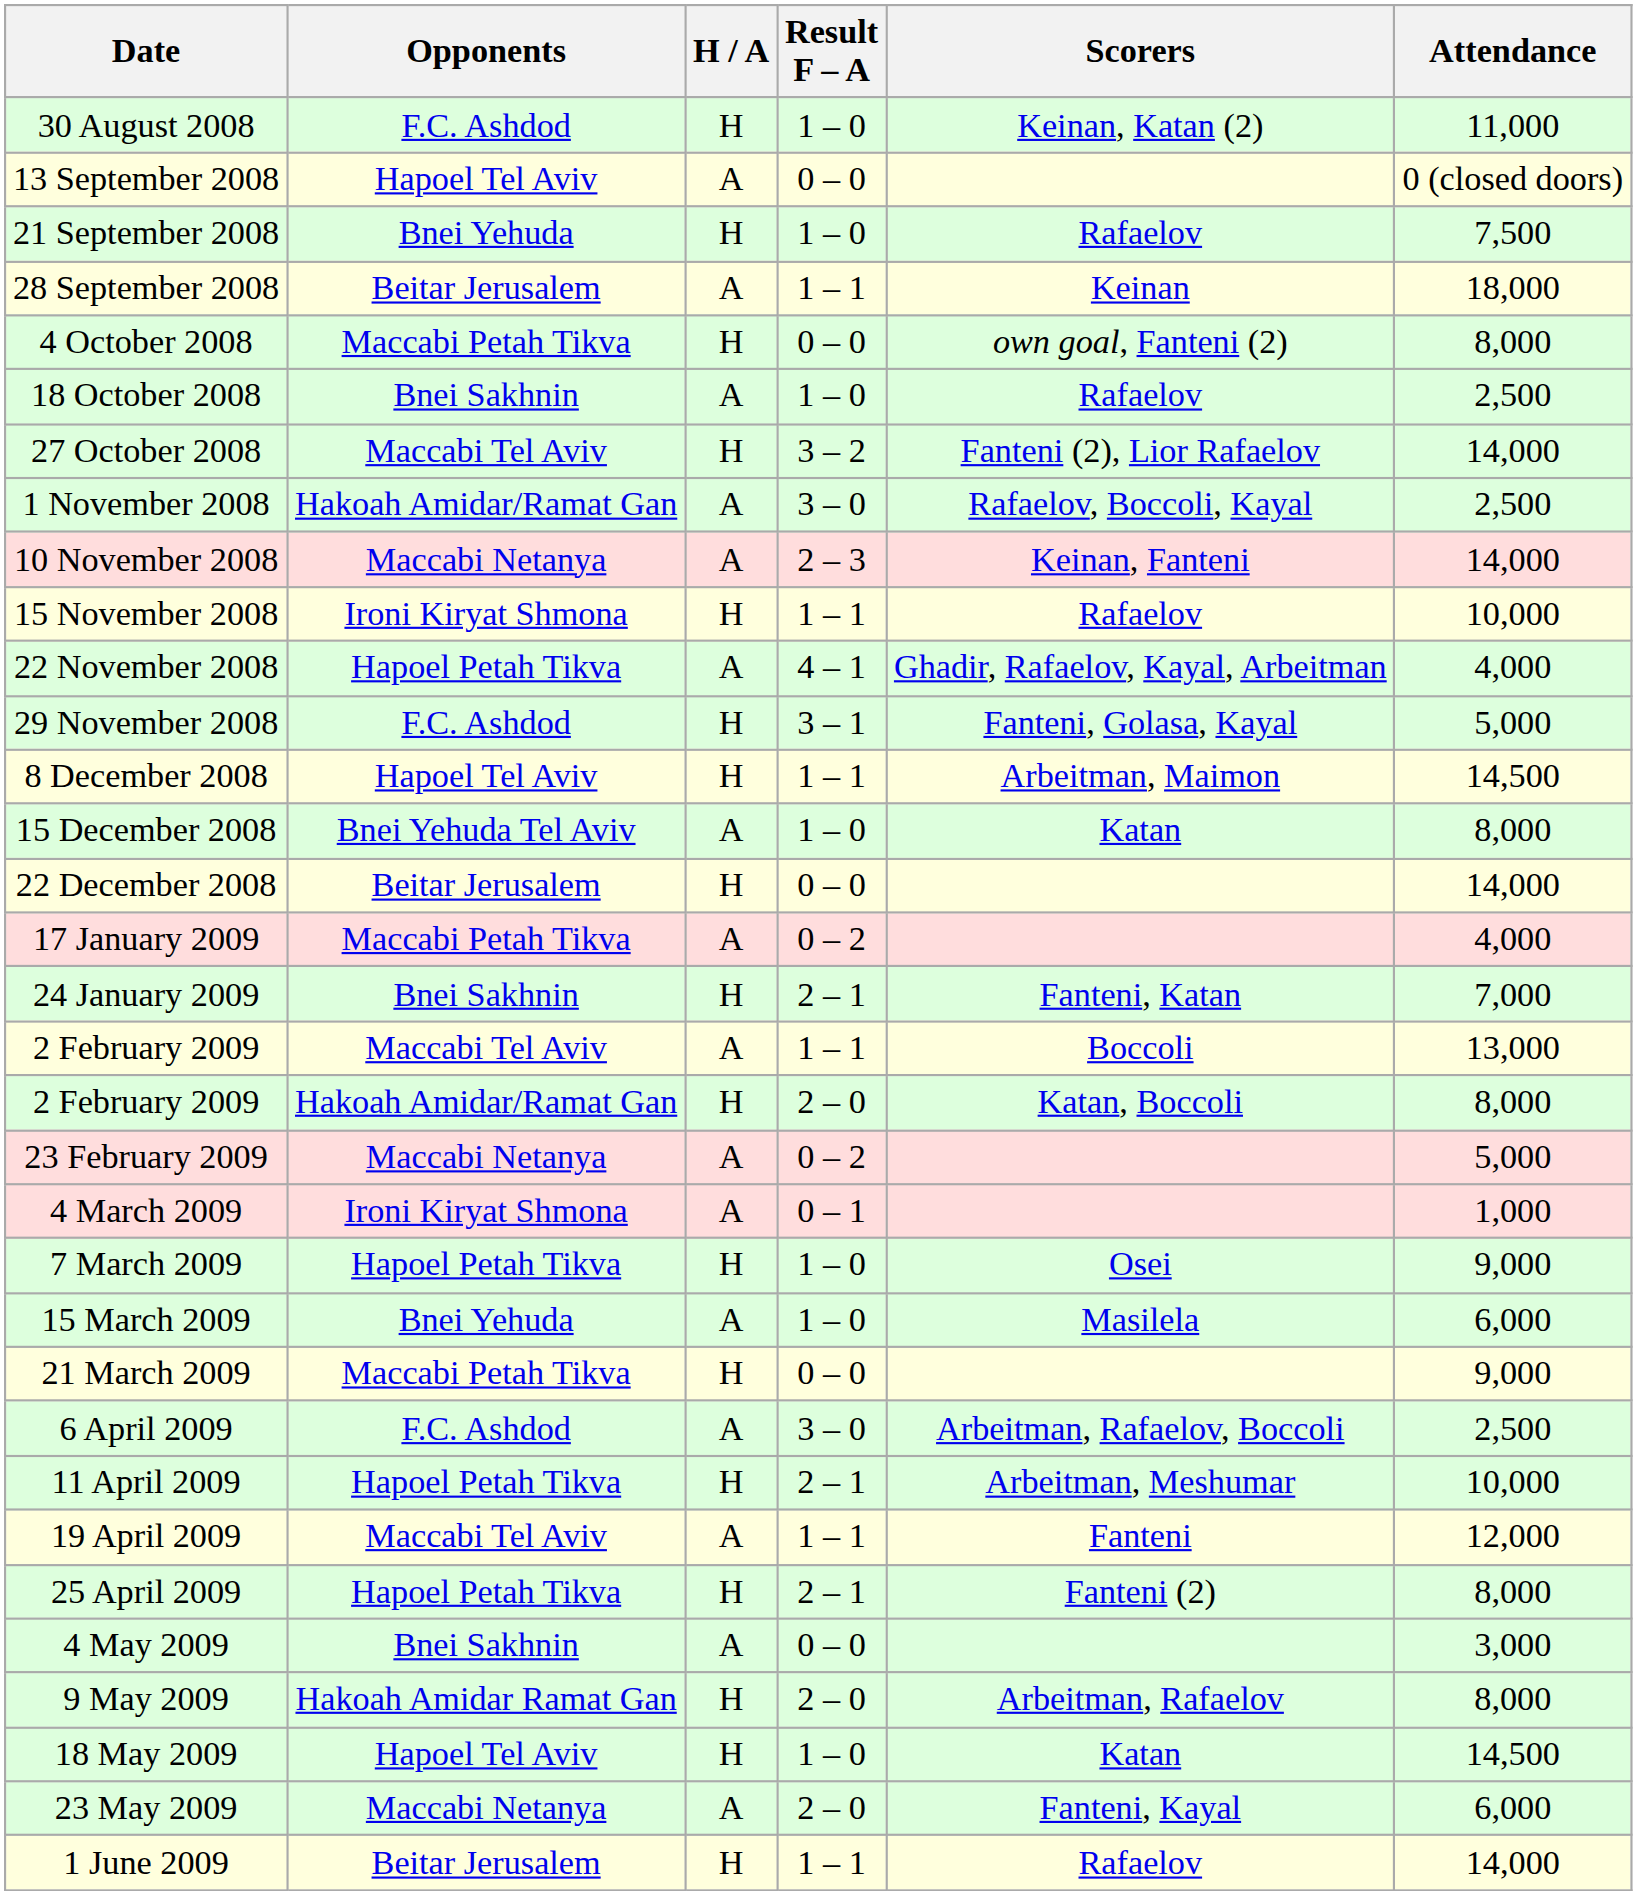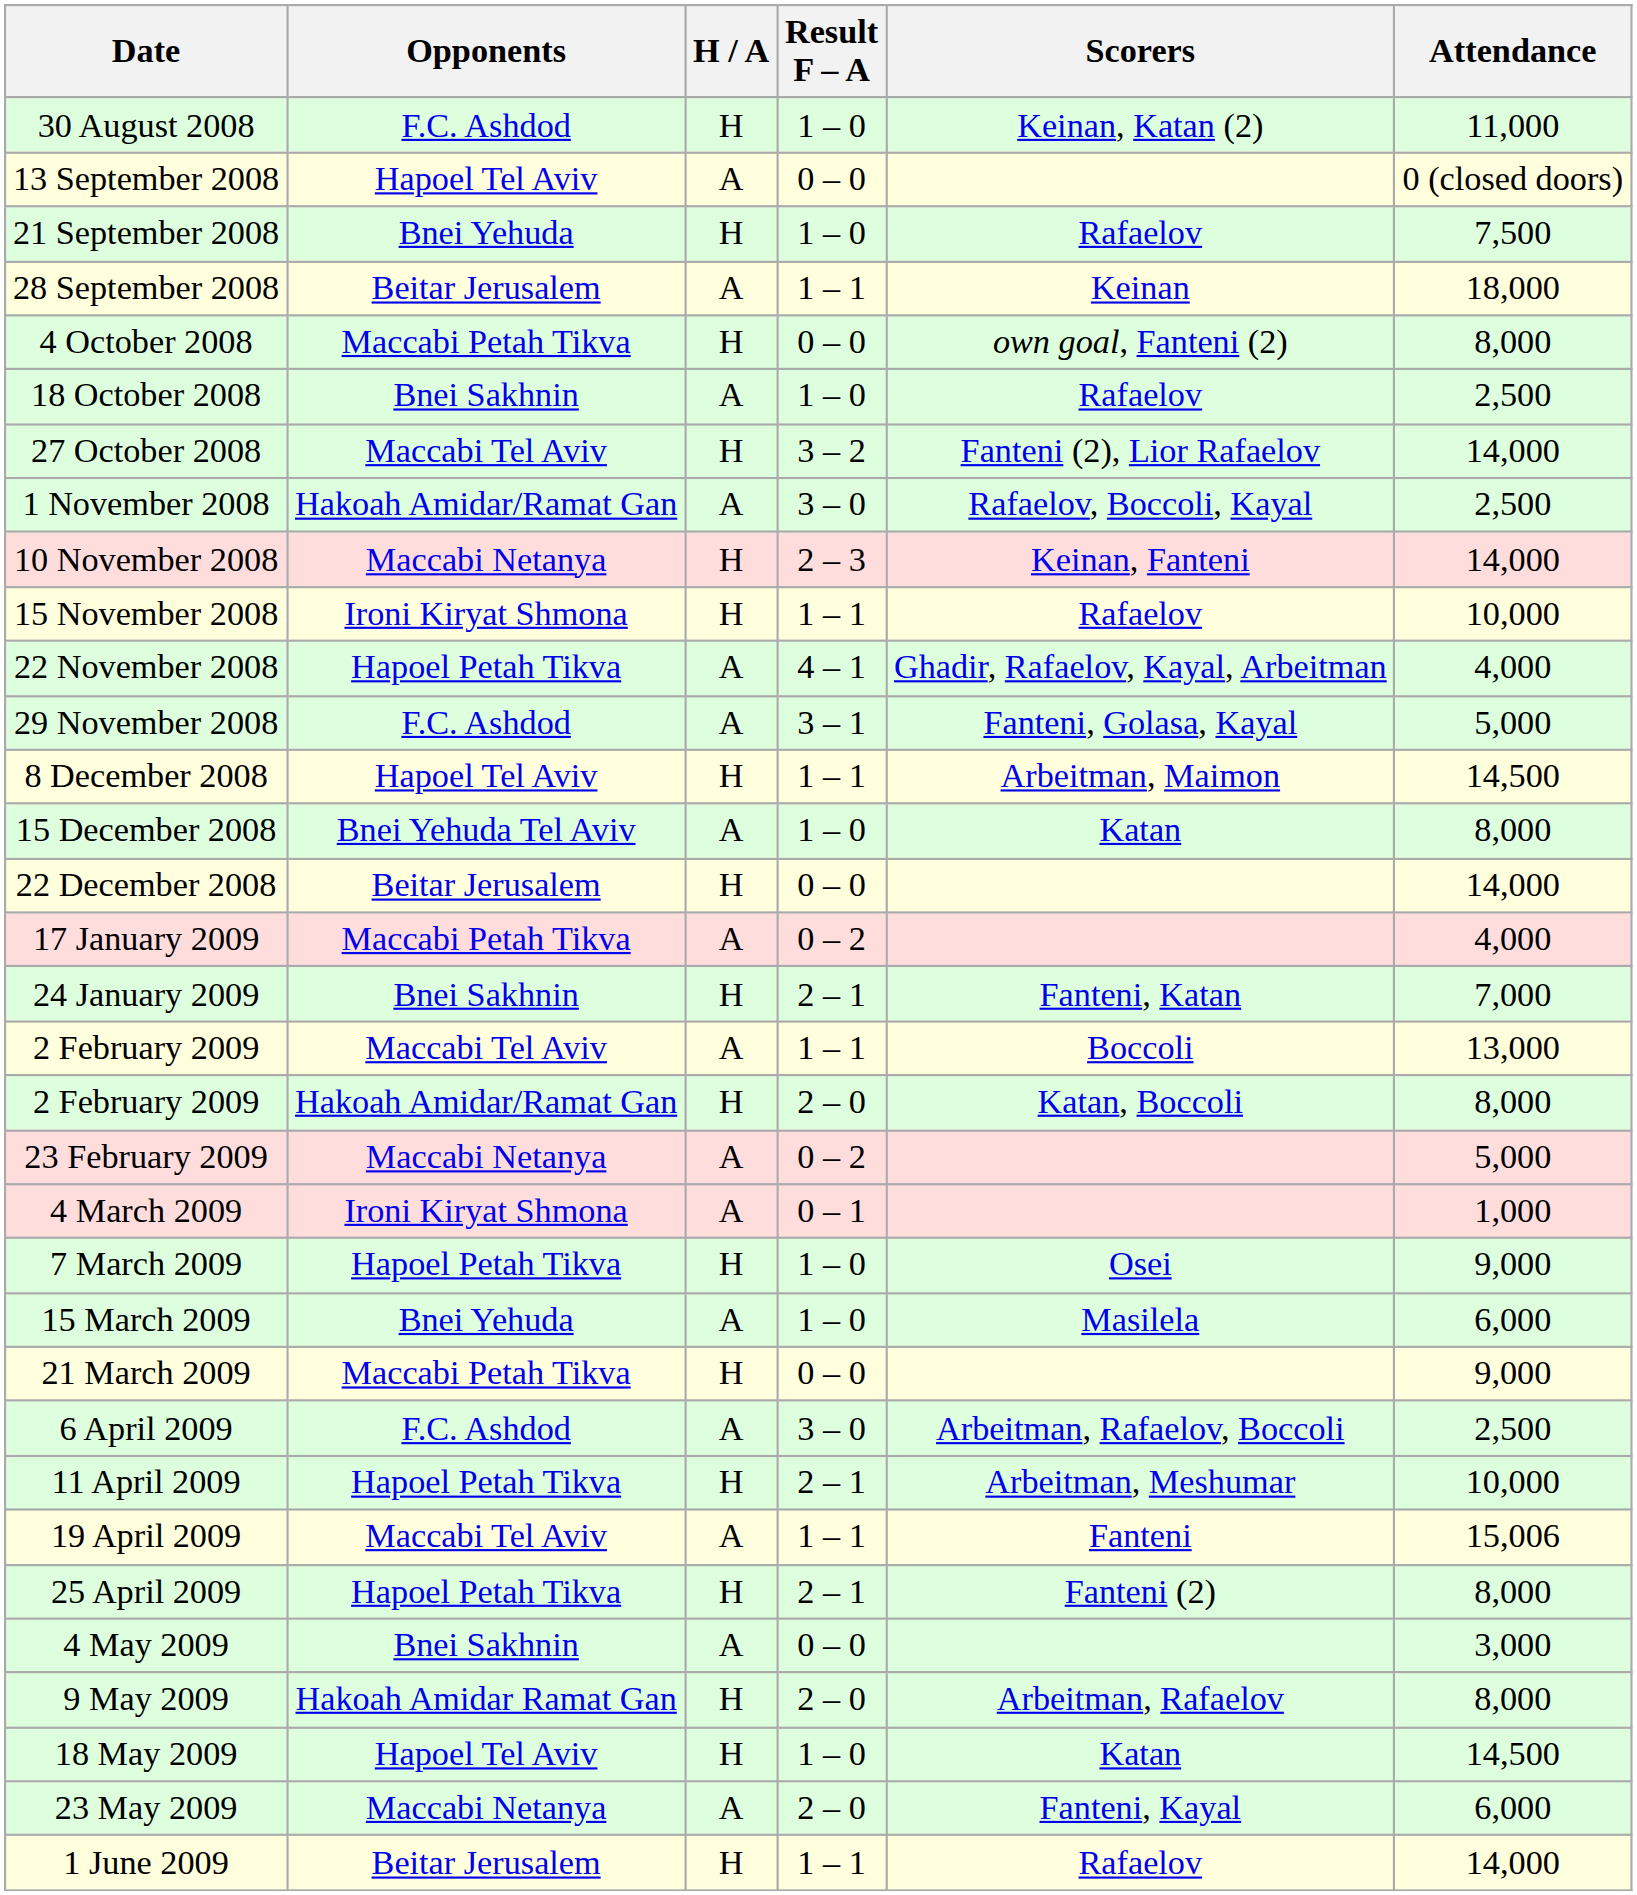(731, 558) A -> (731, 558) H
(731, 721) H -> (731, 721) A
(1513, 1536) 12,000 -> (1513, 1536) 15,006
